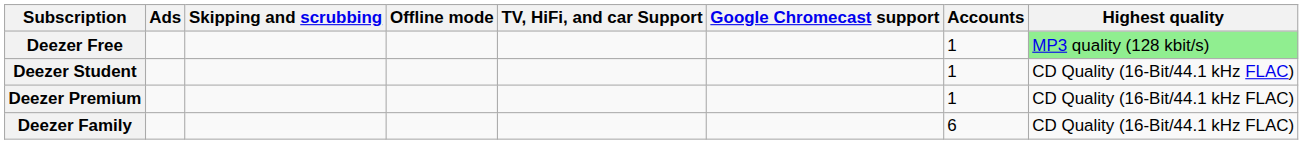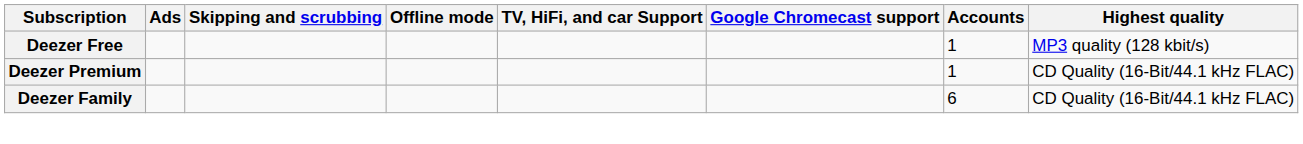(1121, 44) lightgreen background -> (1121, 44) no background
- row: (75, 71)
